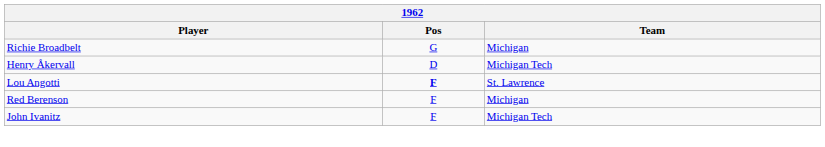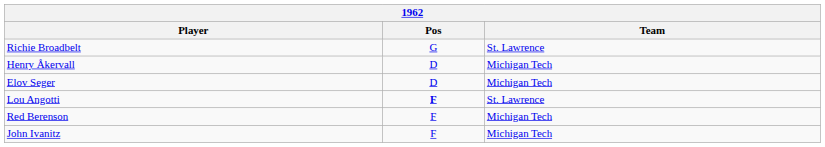(508, 47) Michigan -> (516, 47) St. Lawrence
+ row: (31, 82)
(508, 99) Michigan -> (519, 116) Michigan Tech
